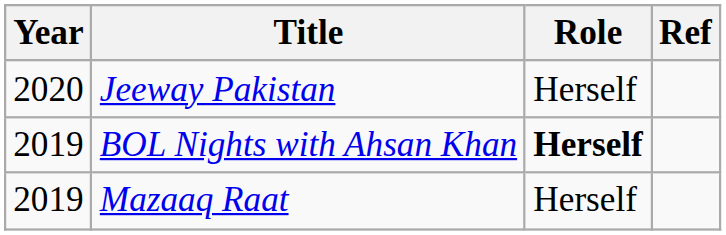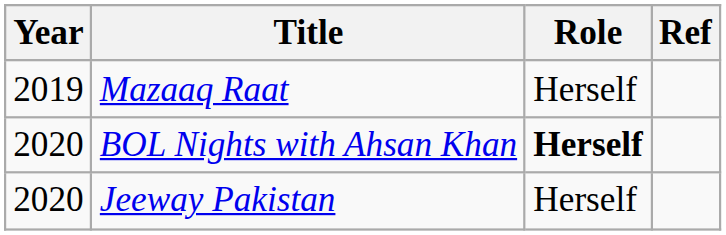rows swapped: (194, 199) <-> (218, 88)
(48, 144) 2019 -> (48, 144) 2020
